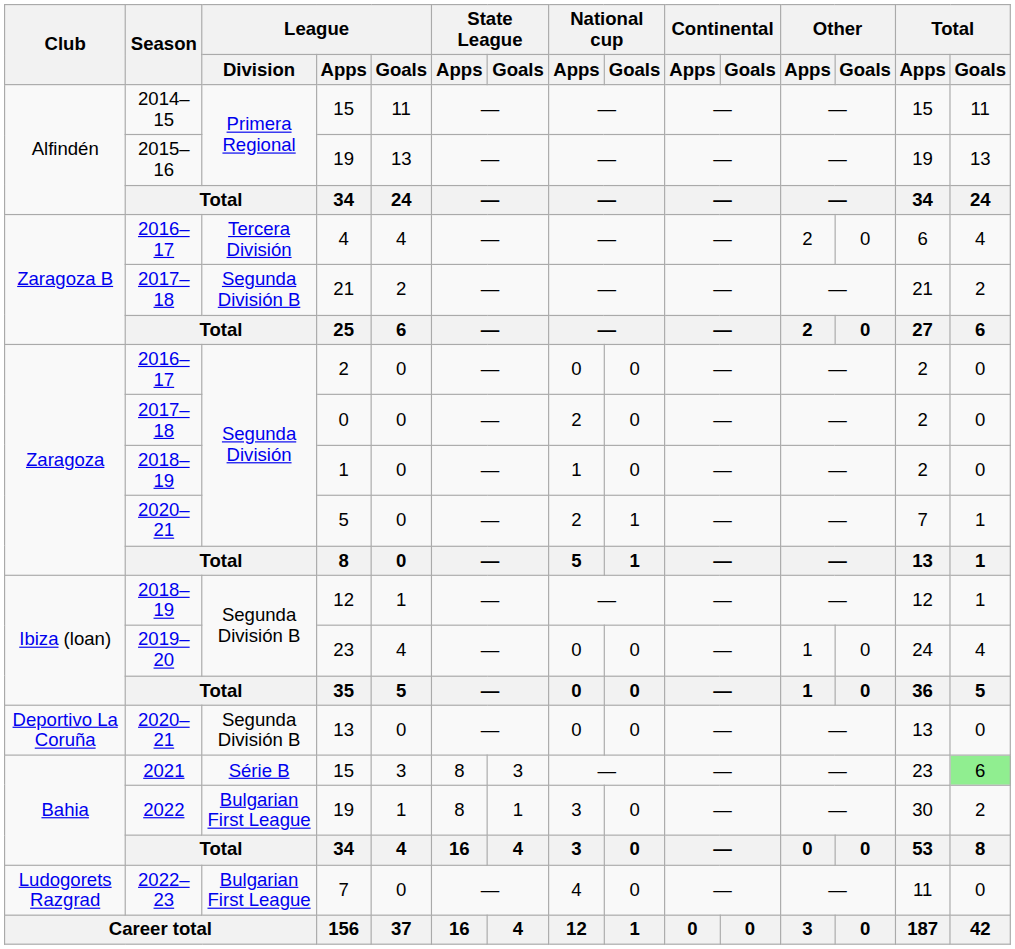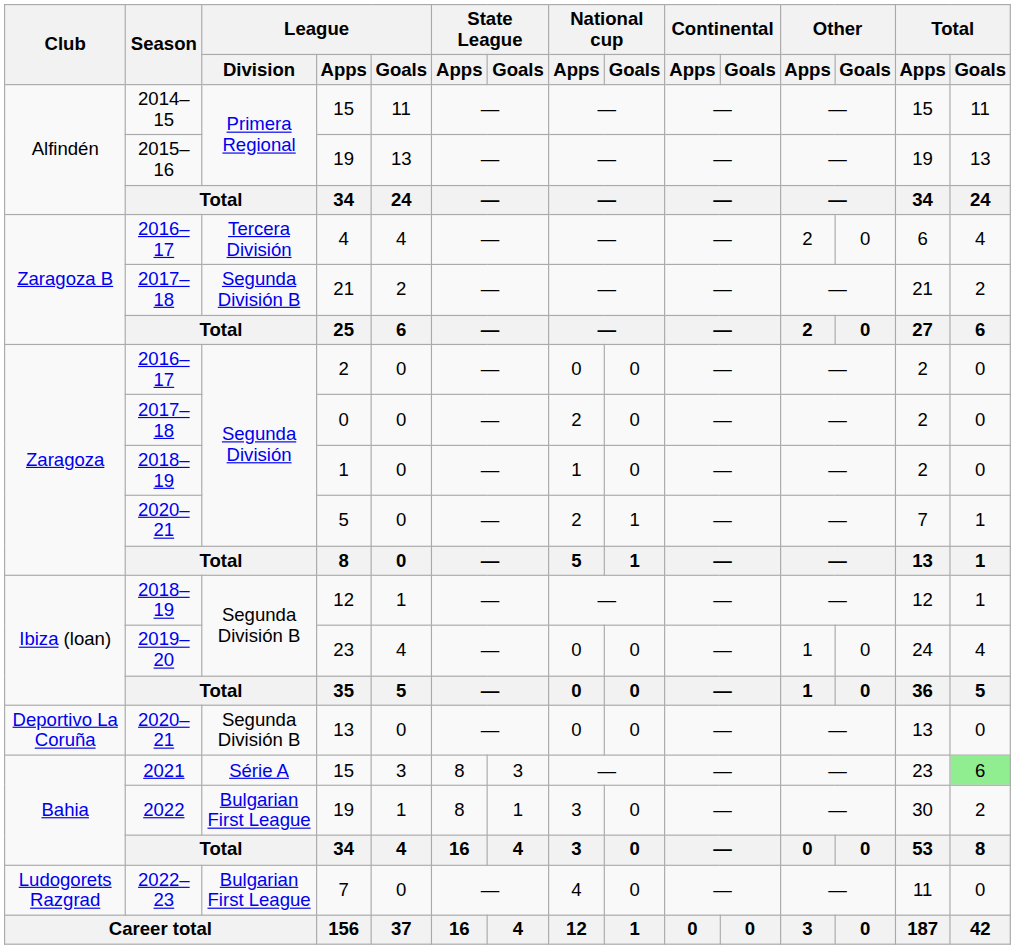(259, 770) Série B -> (259, 770) Série A
